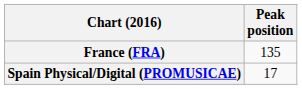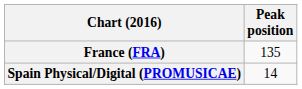(270, 73) 17 -> (270, 73) 14
